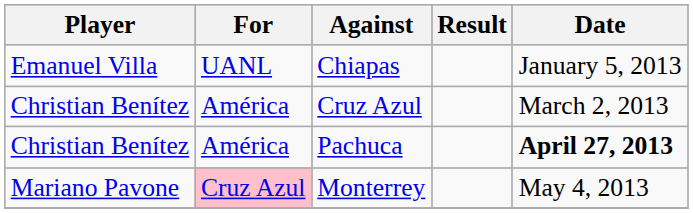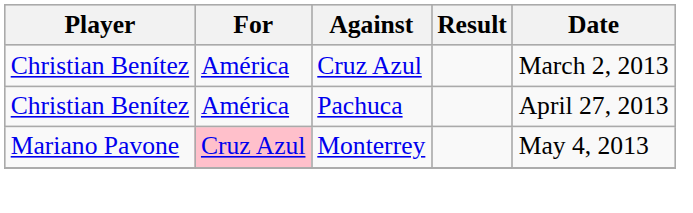- row: (359, 65)
(596, 146) bold -> (594, 106) normal
